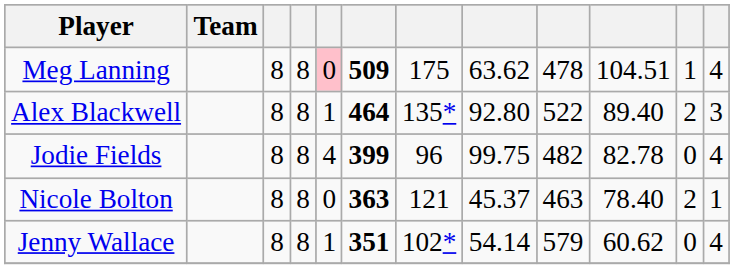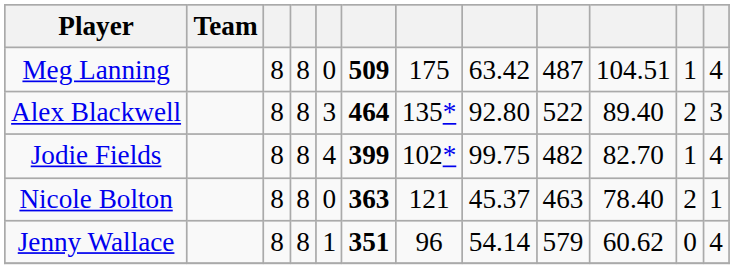(329, 69) pink background -> (329, 69) no background
(499, 69) 63.62 -> (499, 69) 63.42
(563, 69) 478 -> (563, 69) 487
(329, 112) 1 -> (329, 112) 3
(429, 155) 96 -> (429, 155) 102*
(633, 155) 82.78 -> (633, 155) 82.70
(690, 155) 0 -> (690, 155) 1
(429, 241) 102* -> (429, 241) 96
